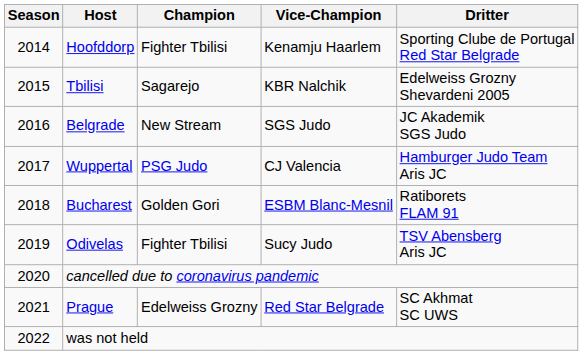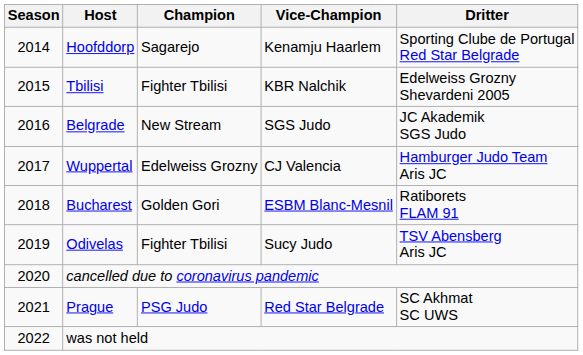(184, 47) Fighter Tbilisi -> (170, 47) Sagarejo
(170, 86) Sagarejo -> (184, 86) Fighter Tbilisi
(174, 165) PSG Judo -> (199, 165) Edelweiss Grozny
(199, 307) Edelweiss Grozny -> (174, 307) PSG Judo
